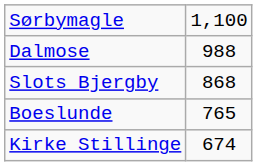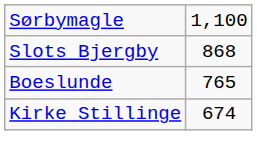- row: (49, 52)
